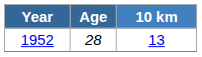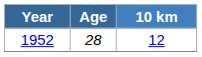(157, 40) 13 -> (157, 40) 12
